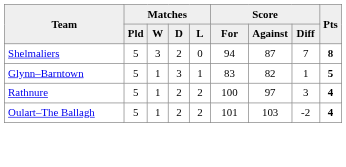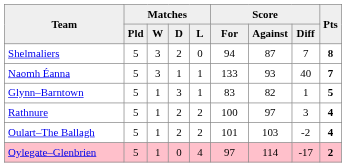+ row: (39, 73)
+ row: (52, 152)
